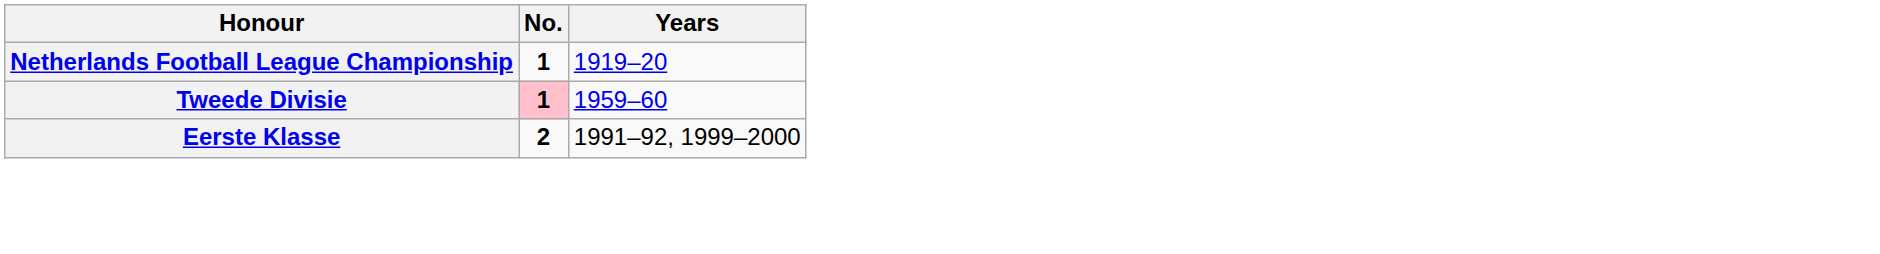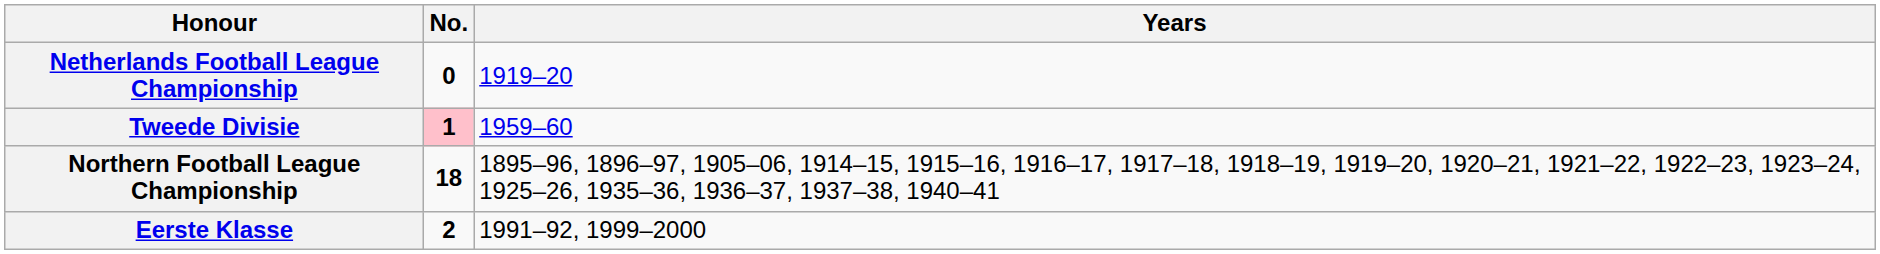(543, 61) 1 -> (449, 75) 0
+ row: (214, 178)
